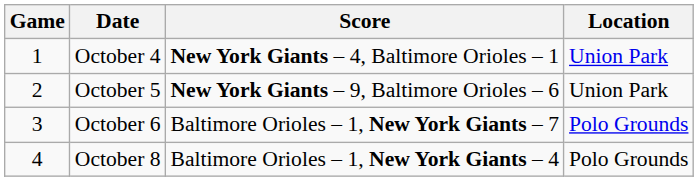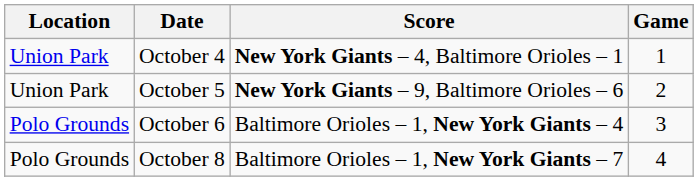columns swapped: (37, 21) <-> (629, 21)
(365, 124) Baltimore Orioles – 1, New York Giants – 7 -> (429, 124) Baltimore Orioles – 1, New York Giants – 4
(365, 158) Baltimore Orioles – 1, New York Giants – 4 -> (429, 158) Baltimore Orioles – 1, New York Giants – 7
